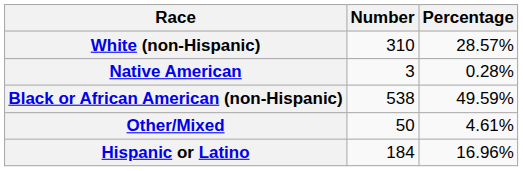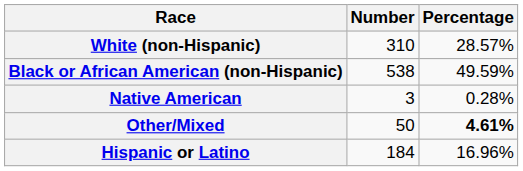rows swapped: (176, 98) <-> (176, 71)
(490, 125) normal -> (490, 125) bold
